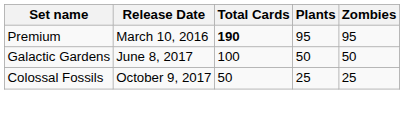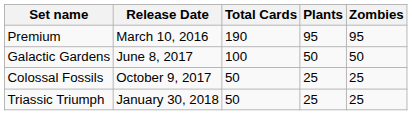(229, 36) bold -> (236, 36) normal
+ row: (56, 99)
